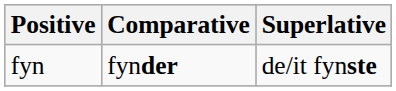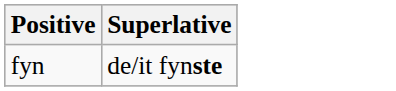- column: (179, 24)
